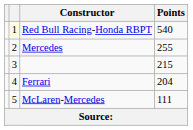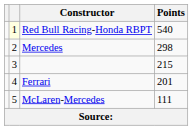(165, 47) 255 -> (165, 47) 298
(165, 81) 204 -> (165, 81) 201
